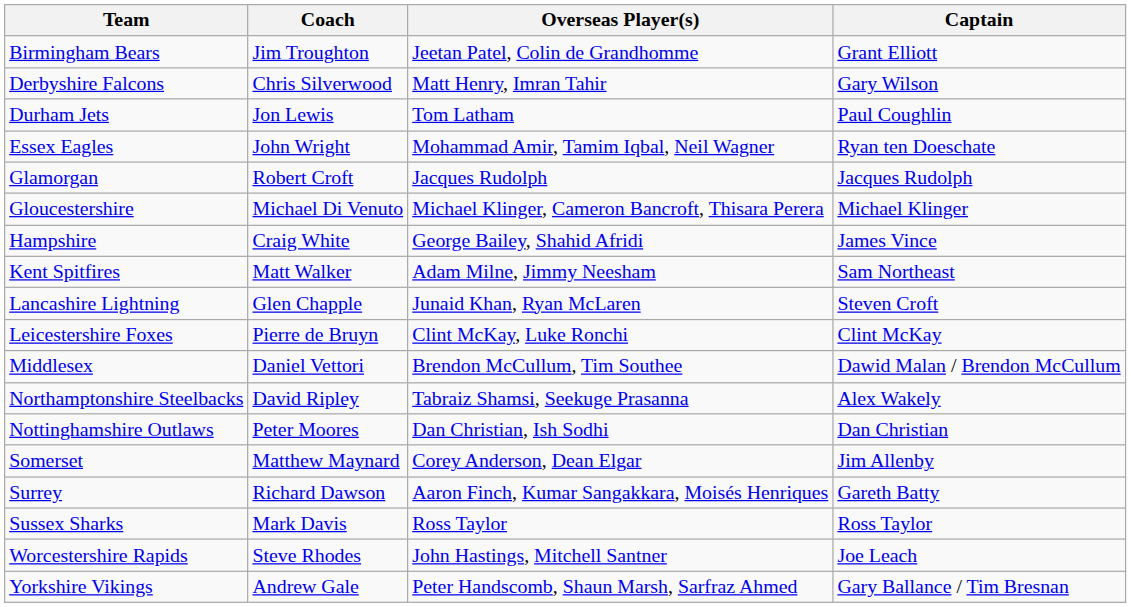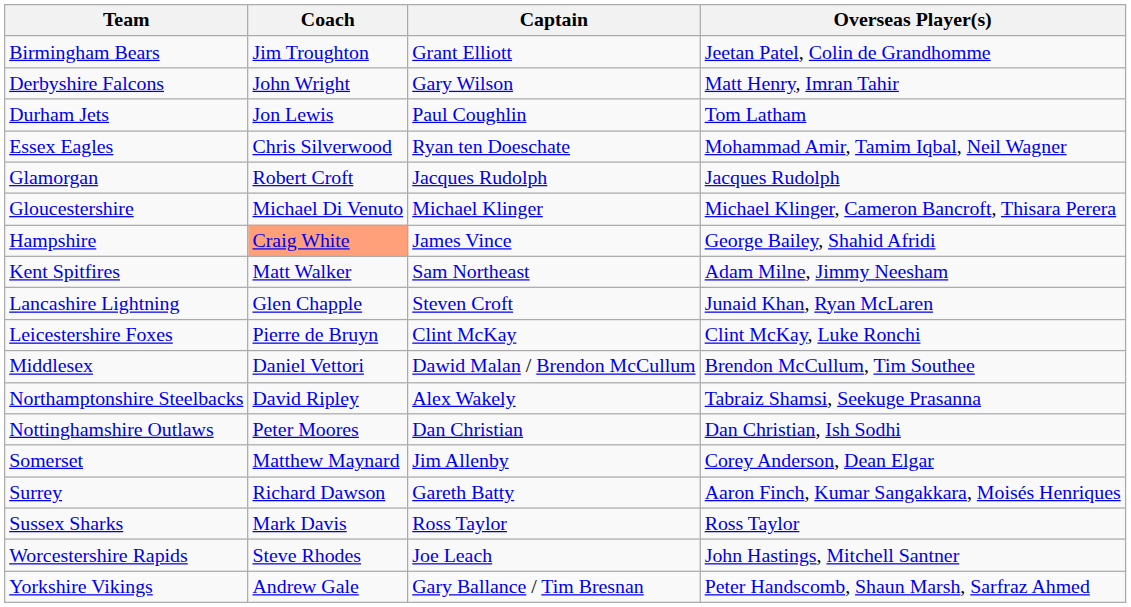columns swapped: (979, 20) <-> (620, 20)
(322, 83) Chris Silverwood -> (301, 83) John Wright
(301, 146) John Wright -> (322, 146) Chris Silverwood
(301, 240) no background -> (301, 240) lightsalmon background
